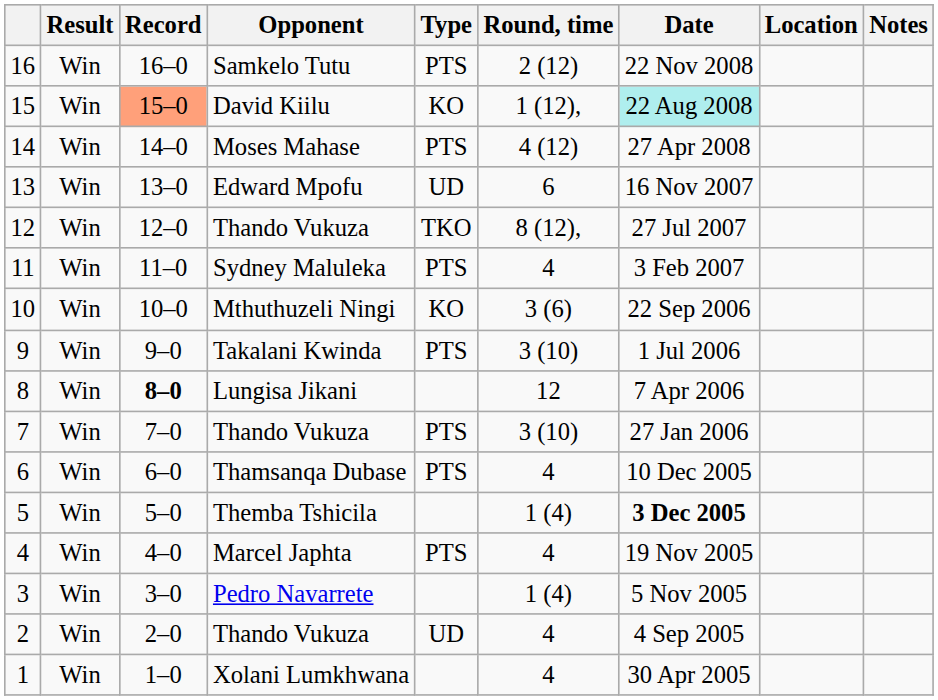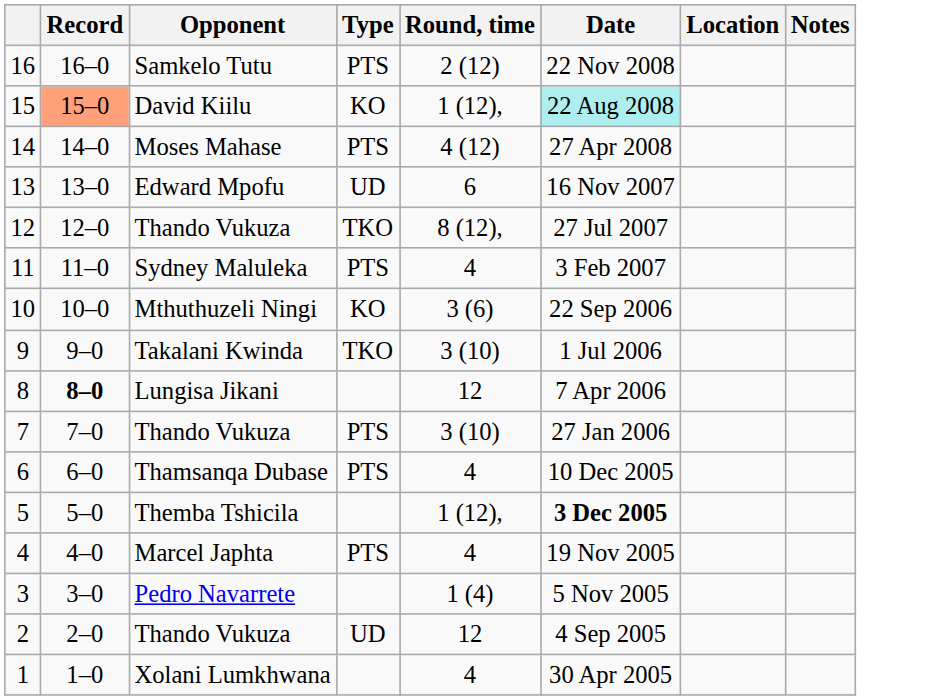- column: (80, 24)
(446, 349) PTS -> (368, 349) TKO
(548, 512) 1 (4) -> (470, 512) 1 (12),
(548, 634) 4 -> (470, 634) 12
